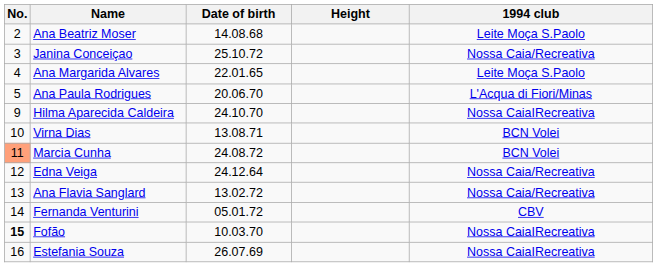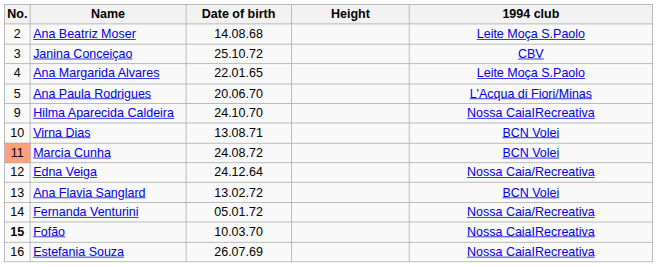(531, 53) Nossa Caia/Recreativa -> (531, 53) CBV
(531, 192) Nossa Caia/Recreativa -> (531, 192) BCN Volei
(531, 212) CBV -> (531, 212) Nossa Caia/Recreativa
